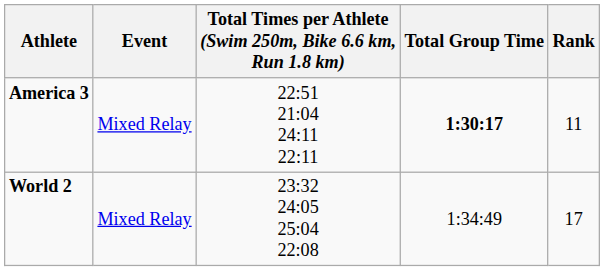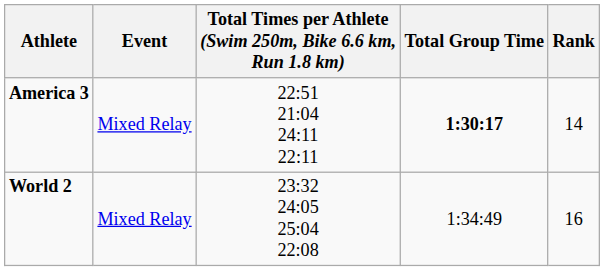(574, 124) 11 -> (574, 124) 14
(574, 218) 17 -> (574, 218) 16
